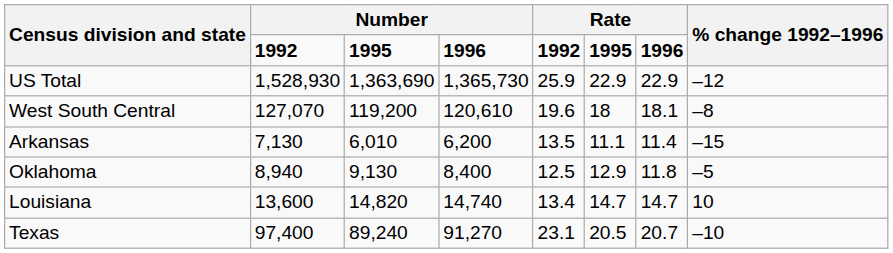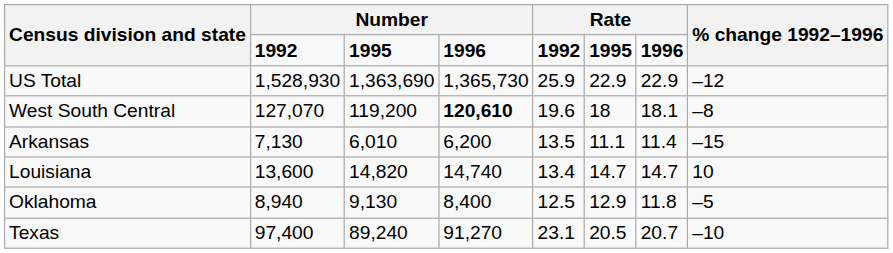(478, 111) normal -> (478, 111) bold
rows swapped: (50, 202) <-> (53, 171)
